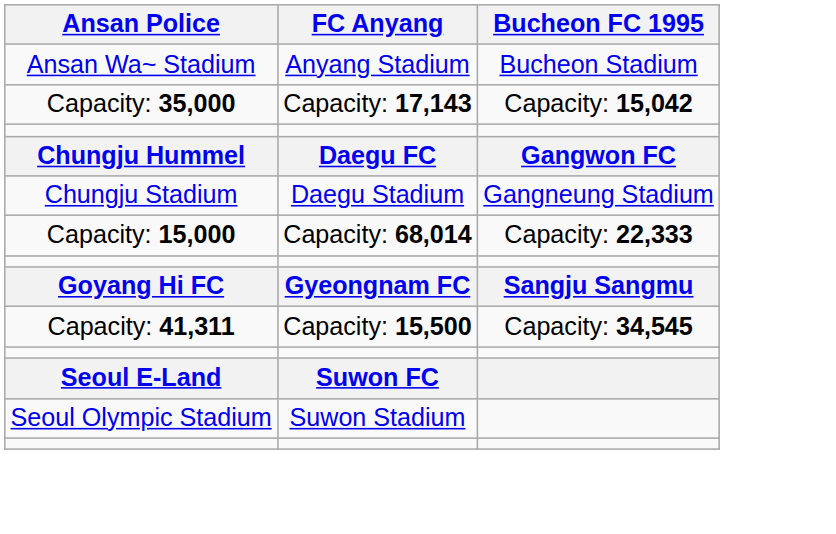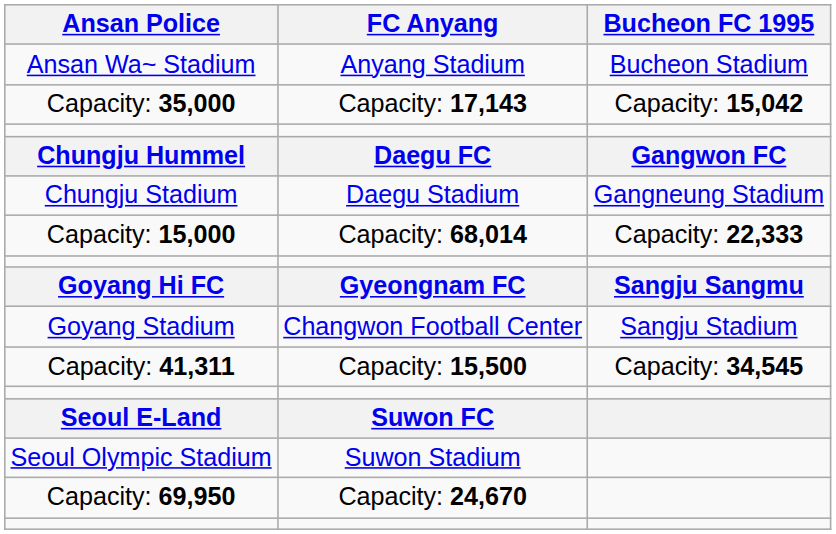+ row: (141, 326)
+ row: (141, 497)
